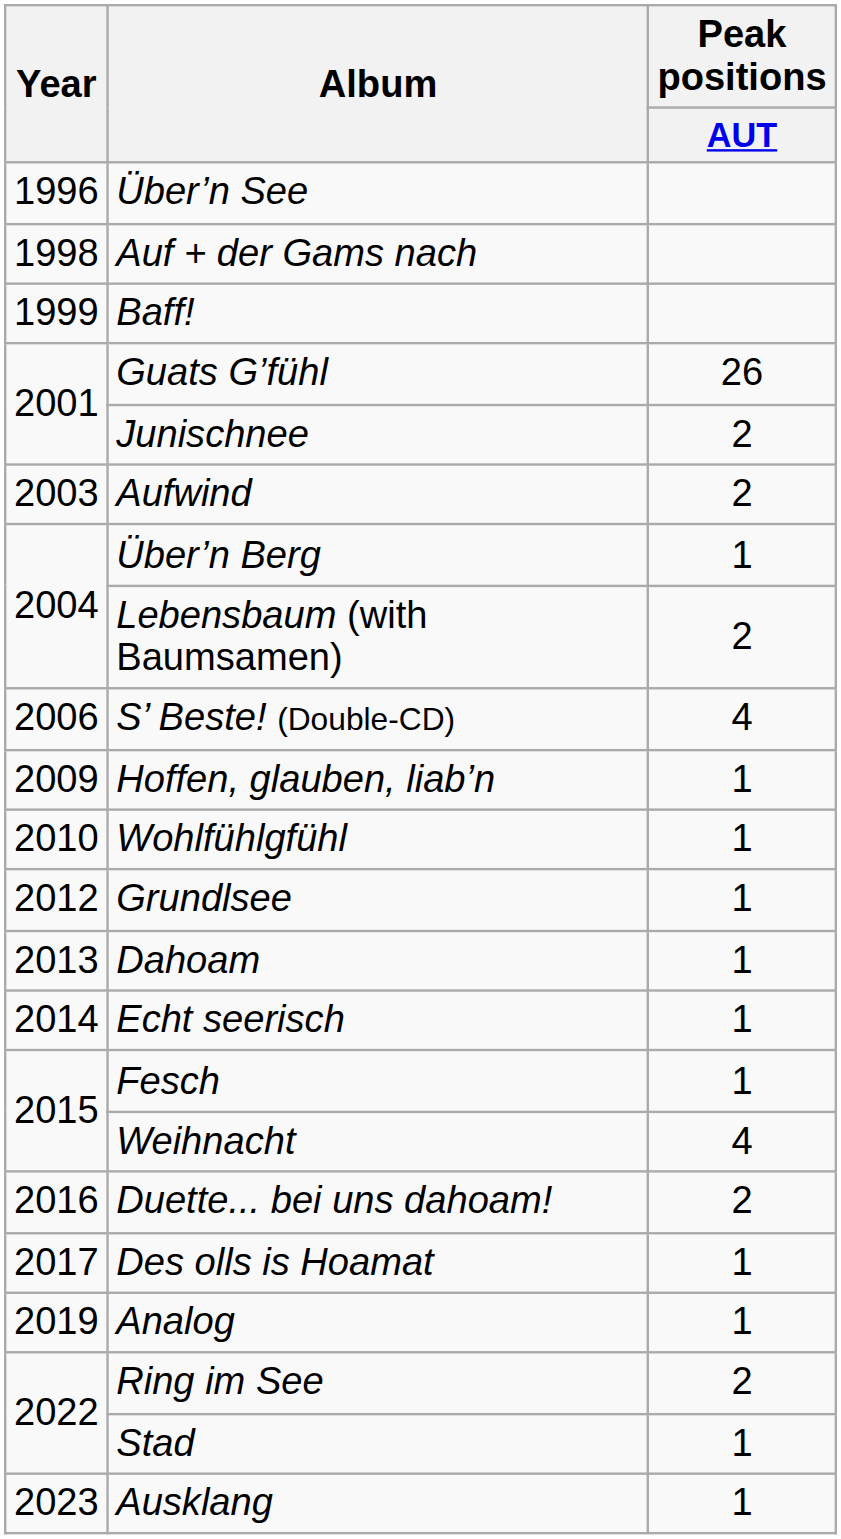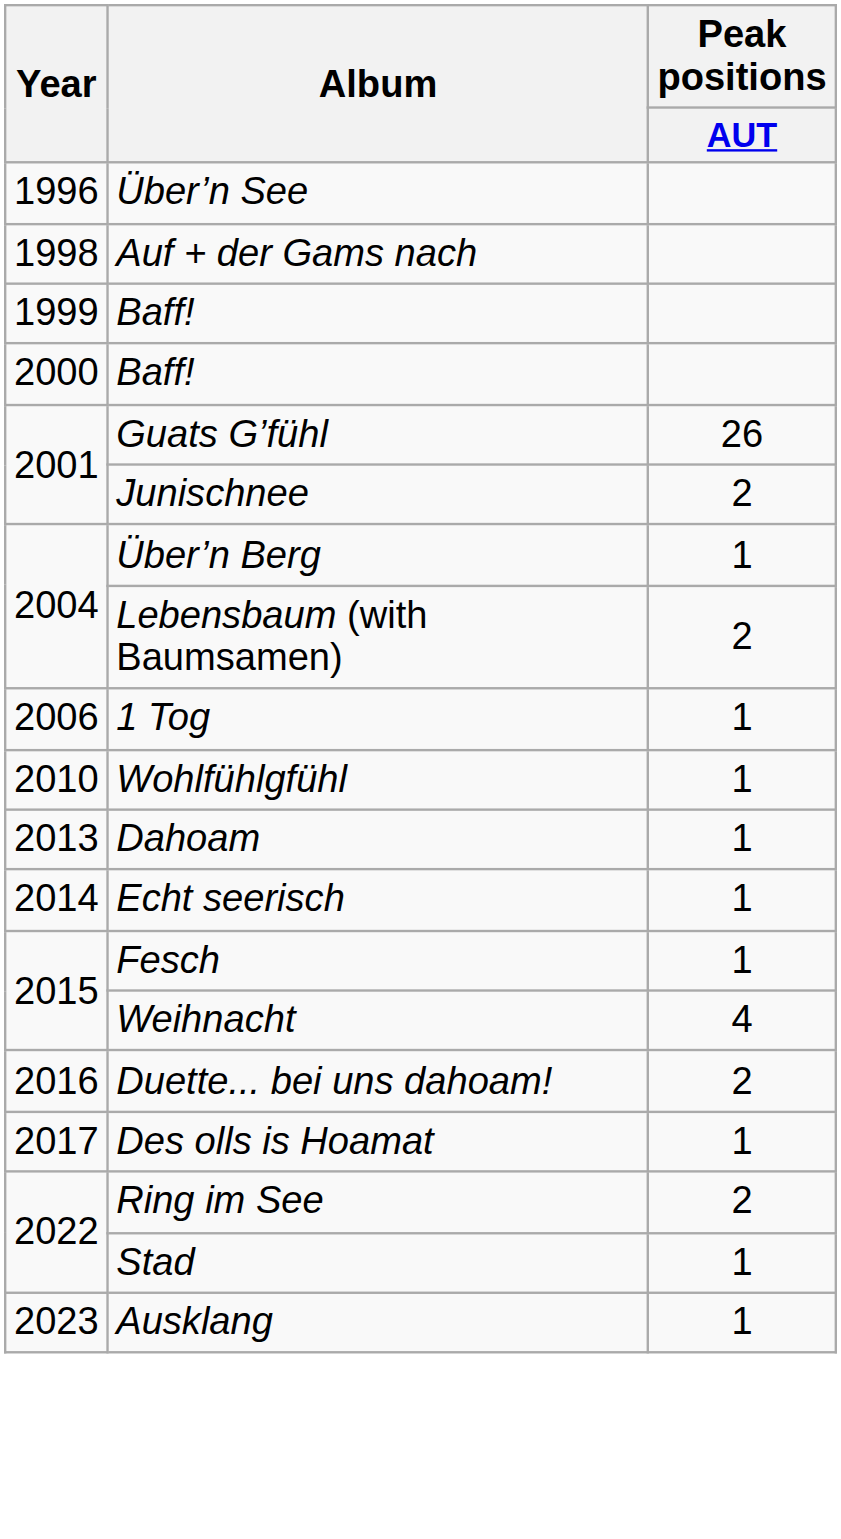+ row: (56, 373)
- row: (56, 494)
- row: (56, 718)
+ row: (56, 718)
- row: (56, 778)
- row: (56, 899)
- row: (56, 1321)
